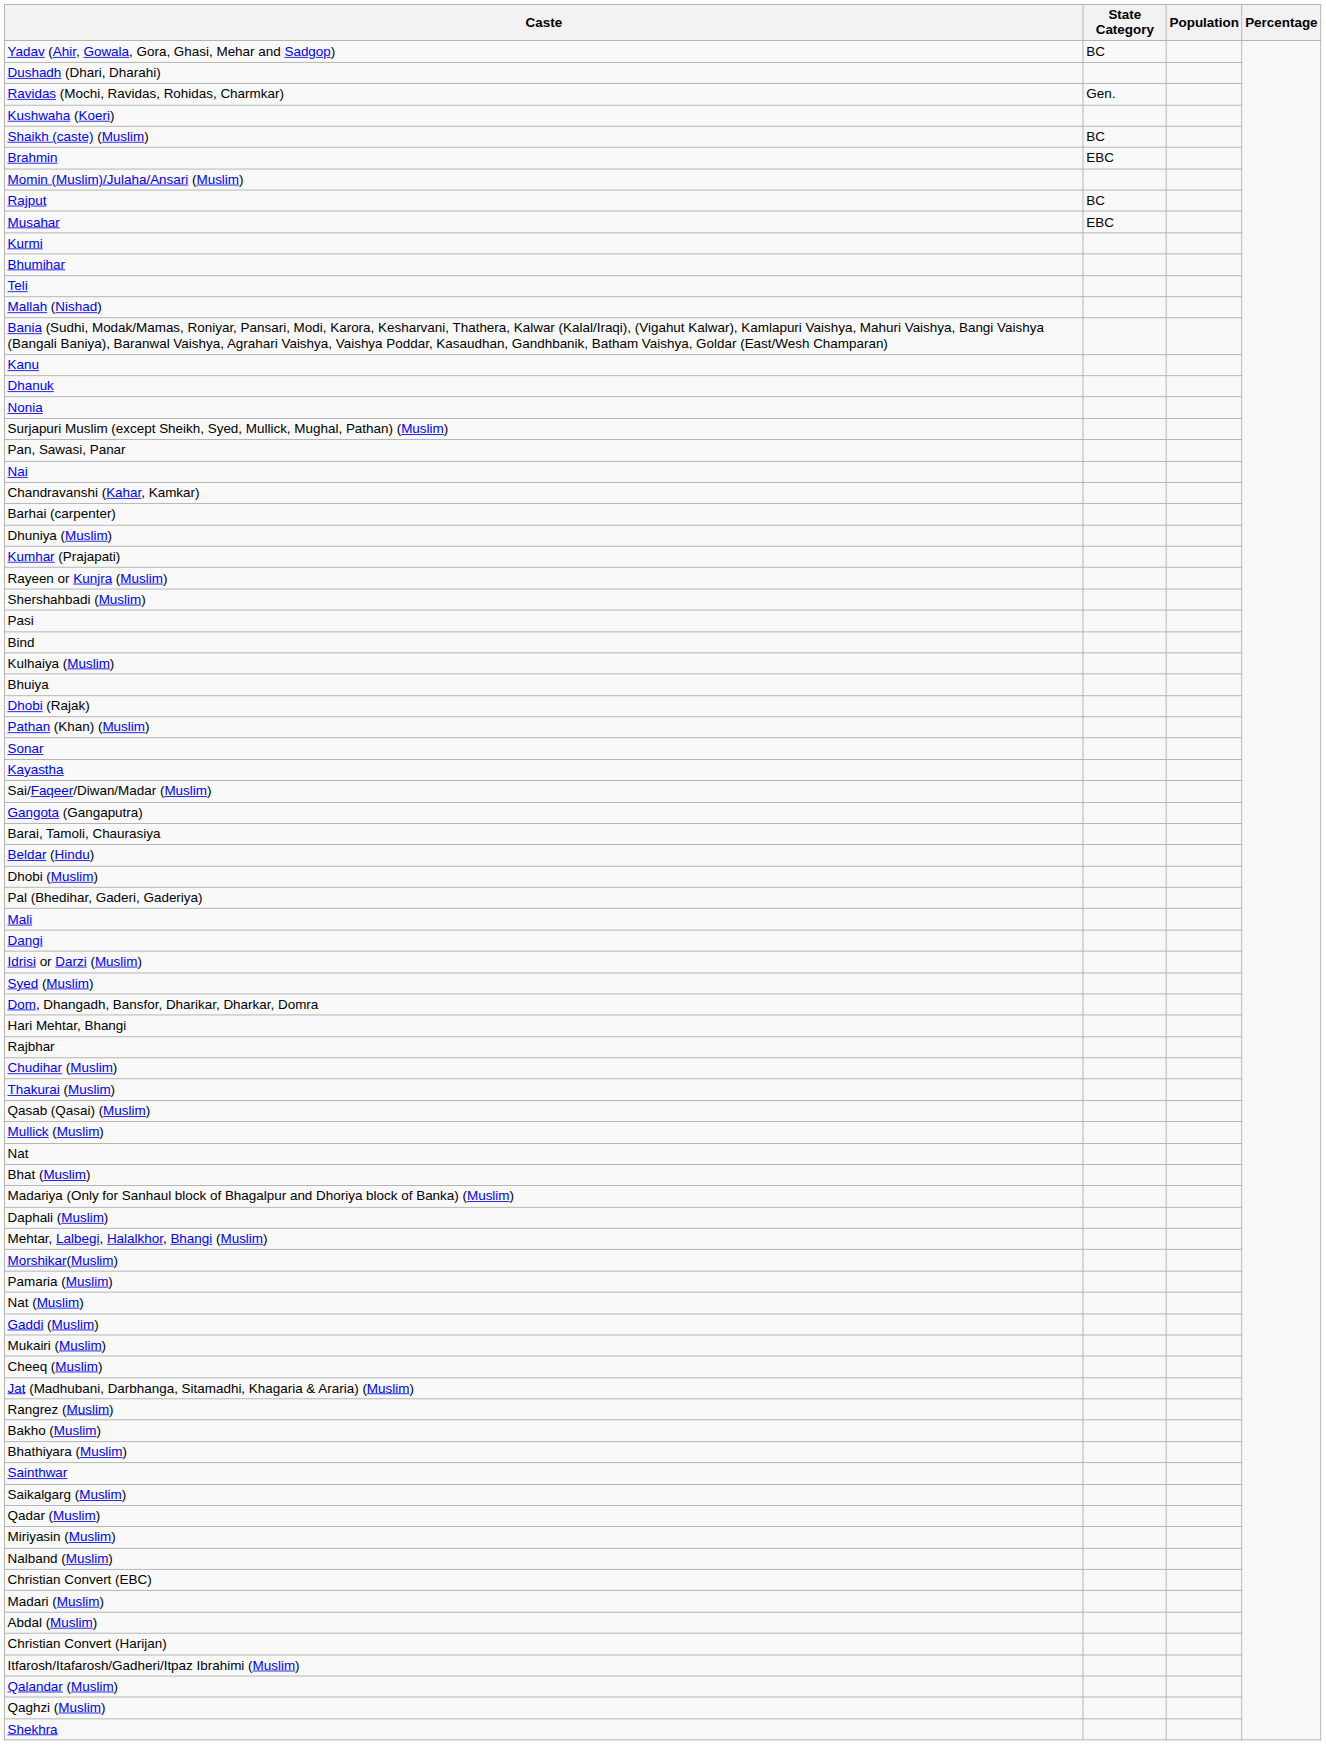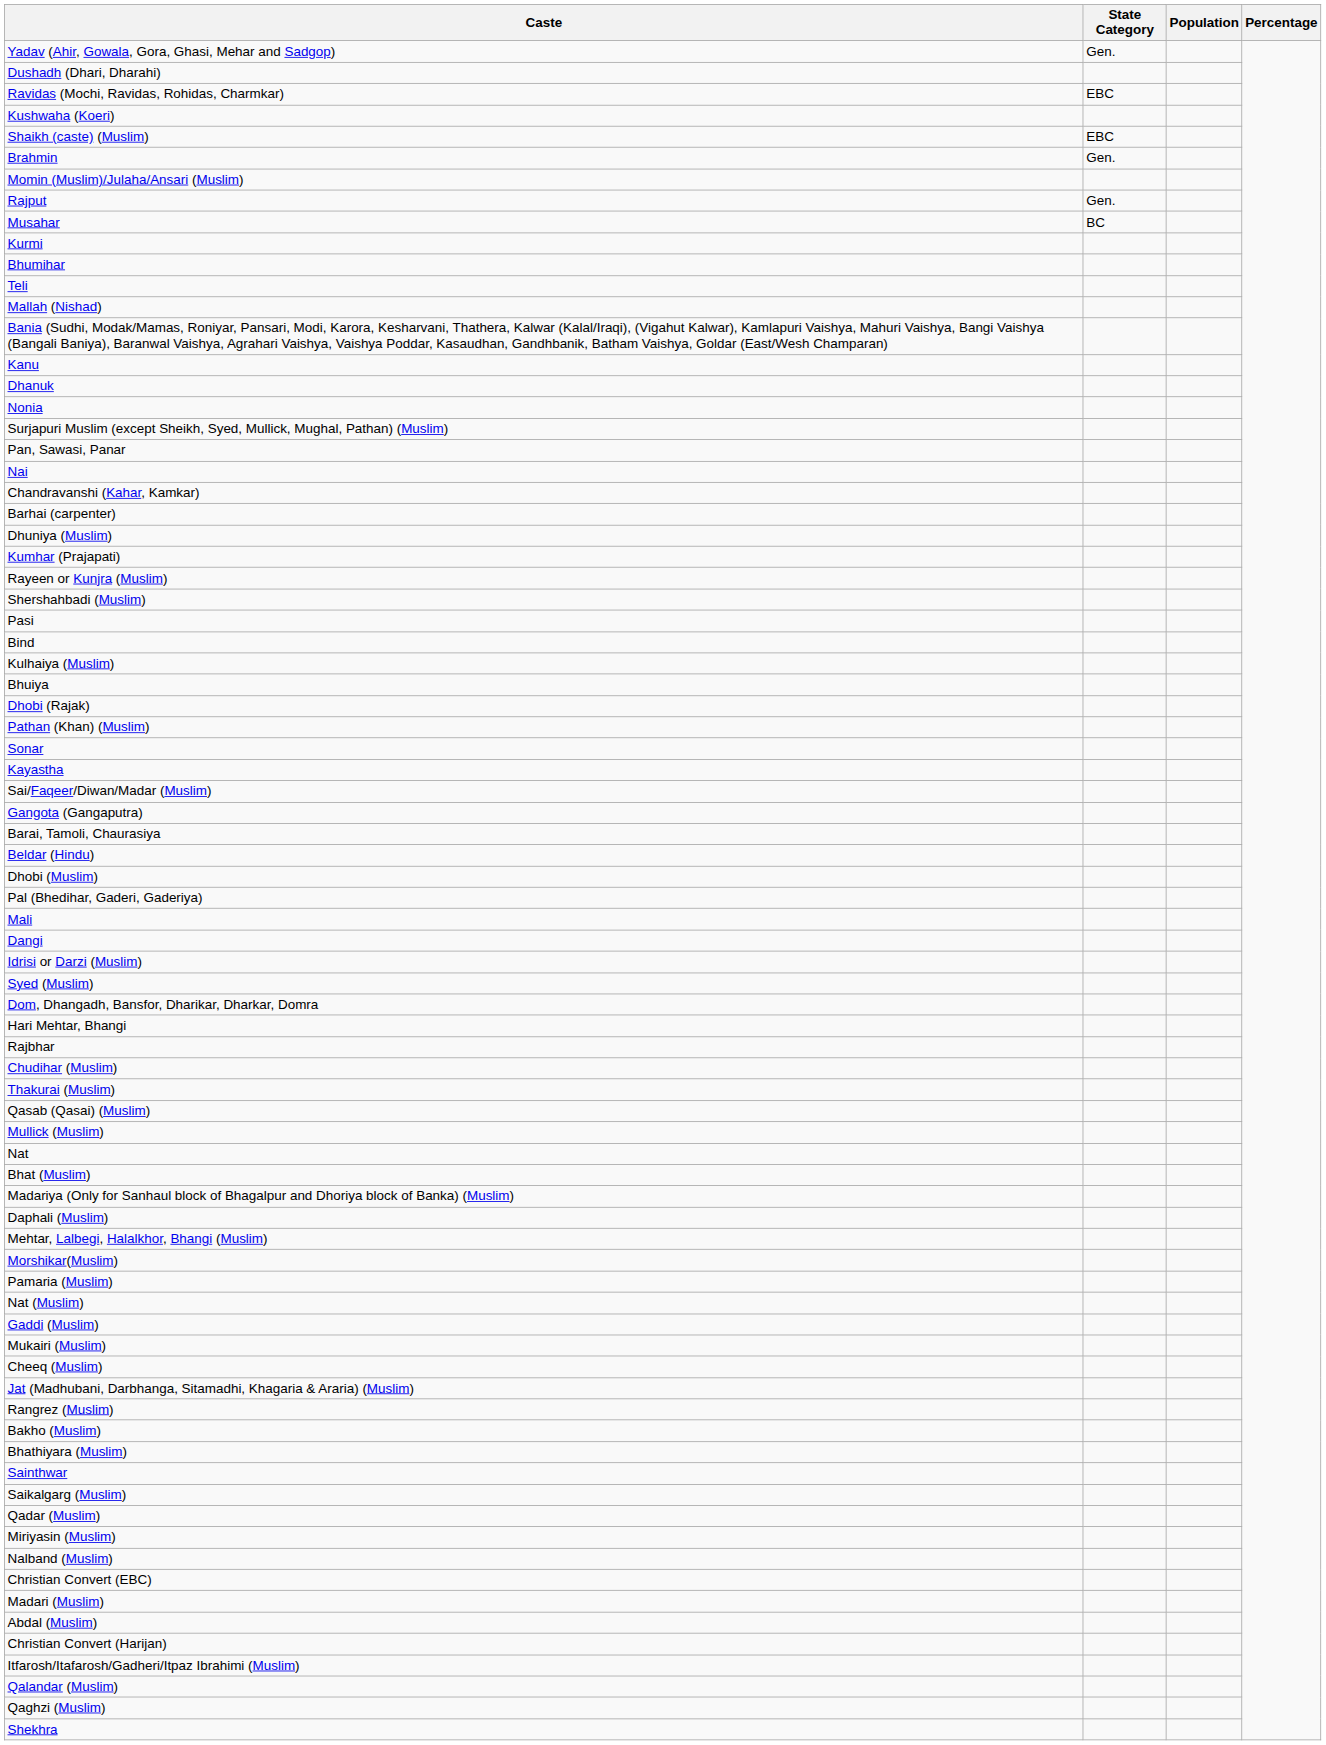(1096, 51) BC -> (1101, 51) Gen.
(1101, 94) Gen. -> (1100, 94) EBC
(1096, 136) BC -> (1100, 136) EBC
(1100, 158) EBC -> (1101, 158) Gen.
(1096, 200) BC -> (1101, 200) Gen.
(1100, 222) EBC -> (1096, 222) BC
